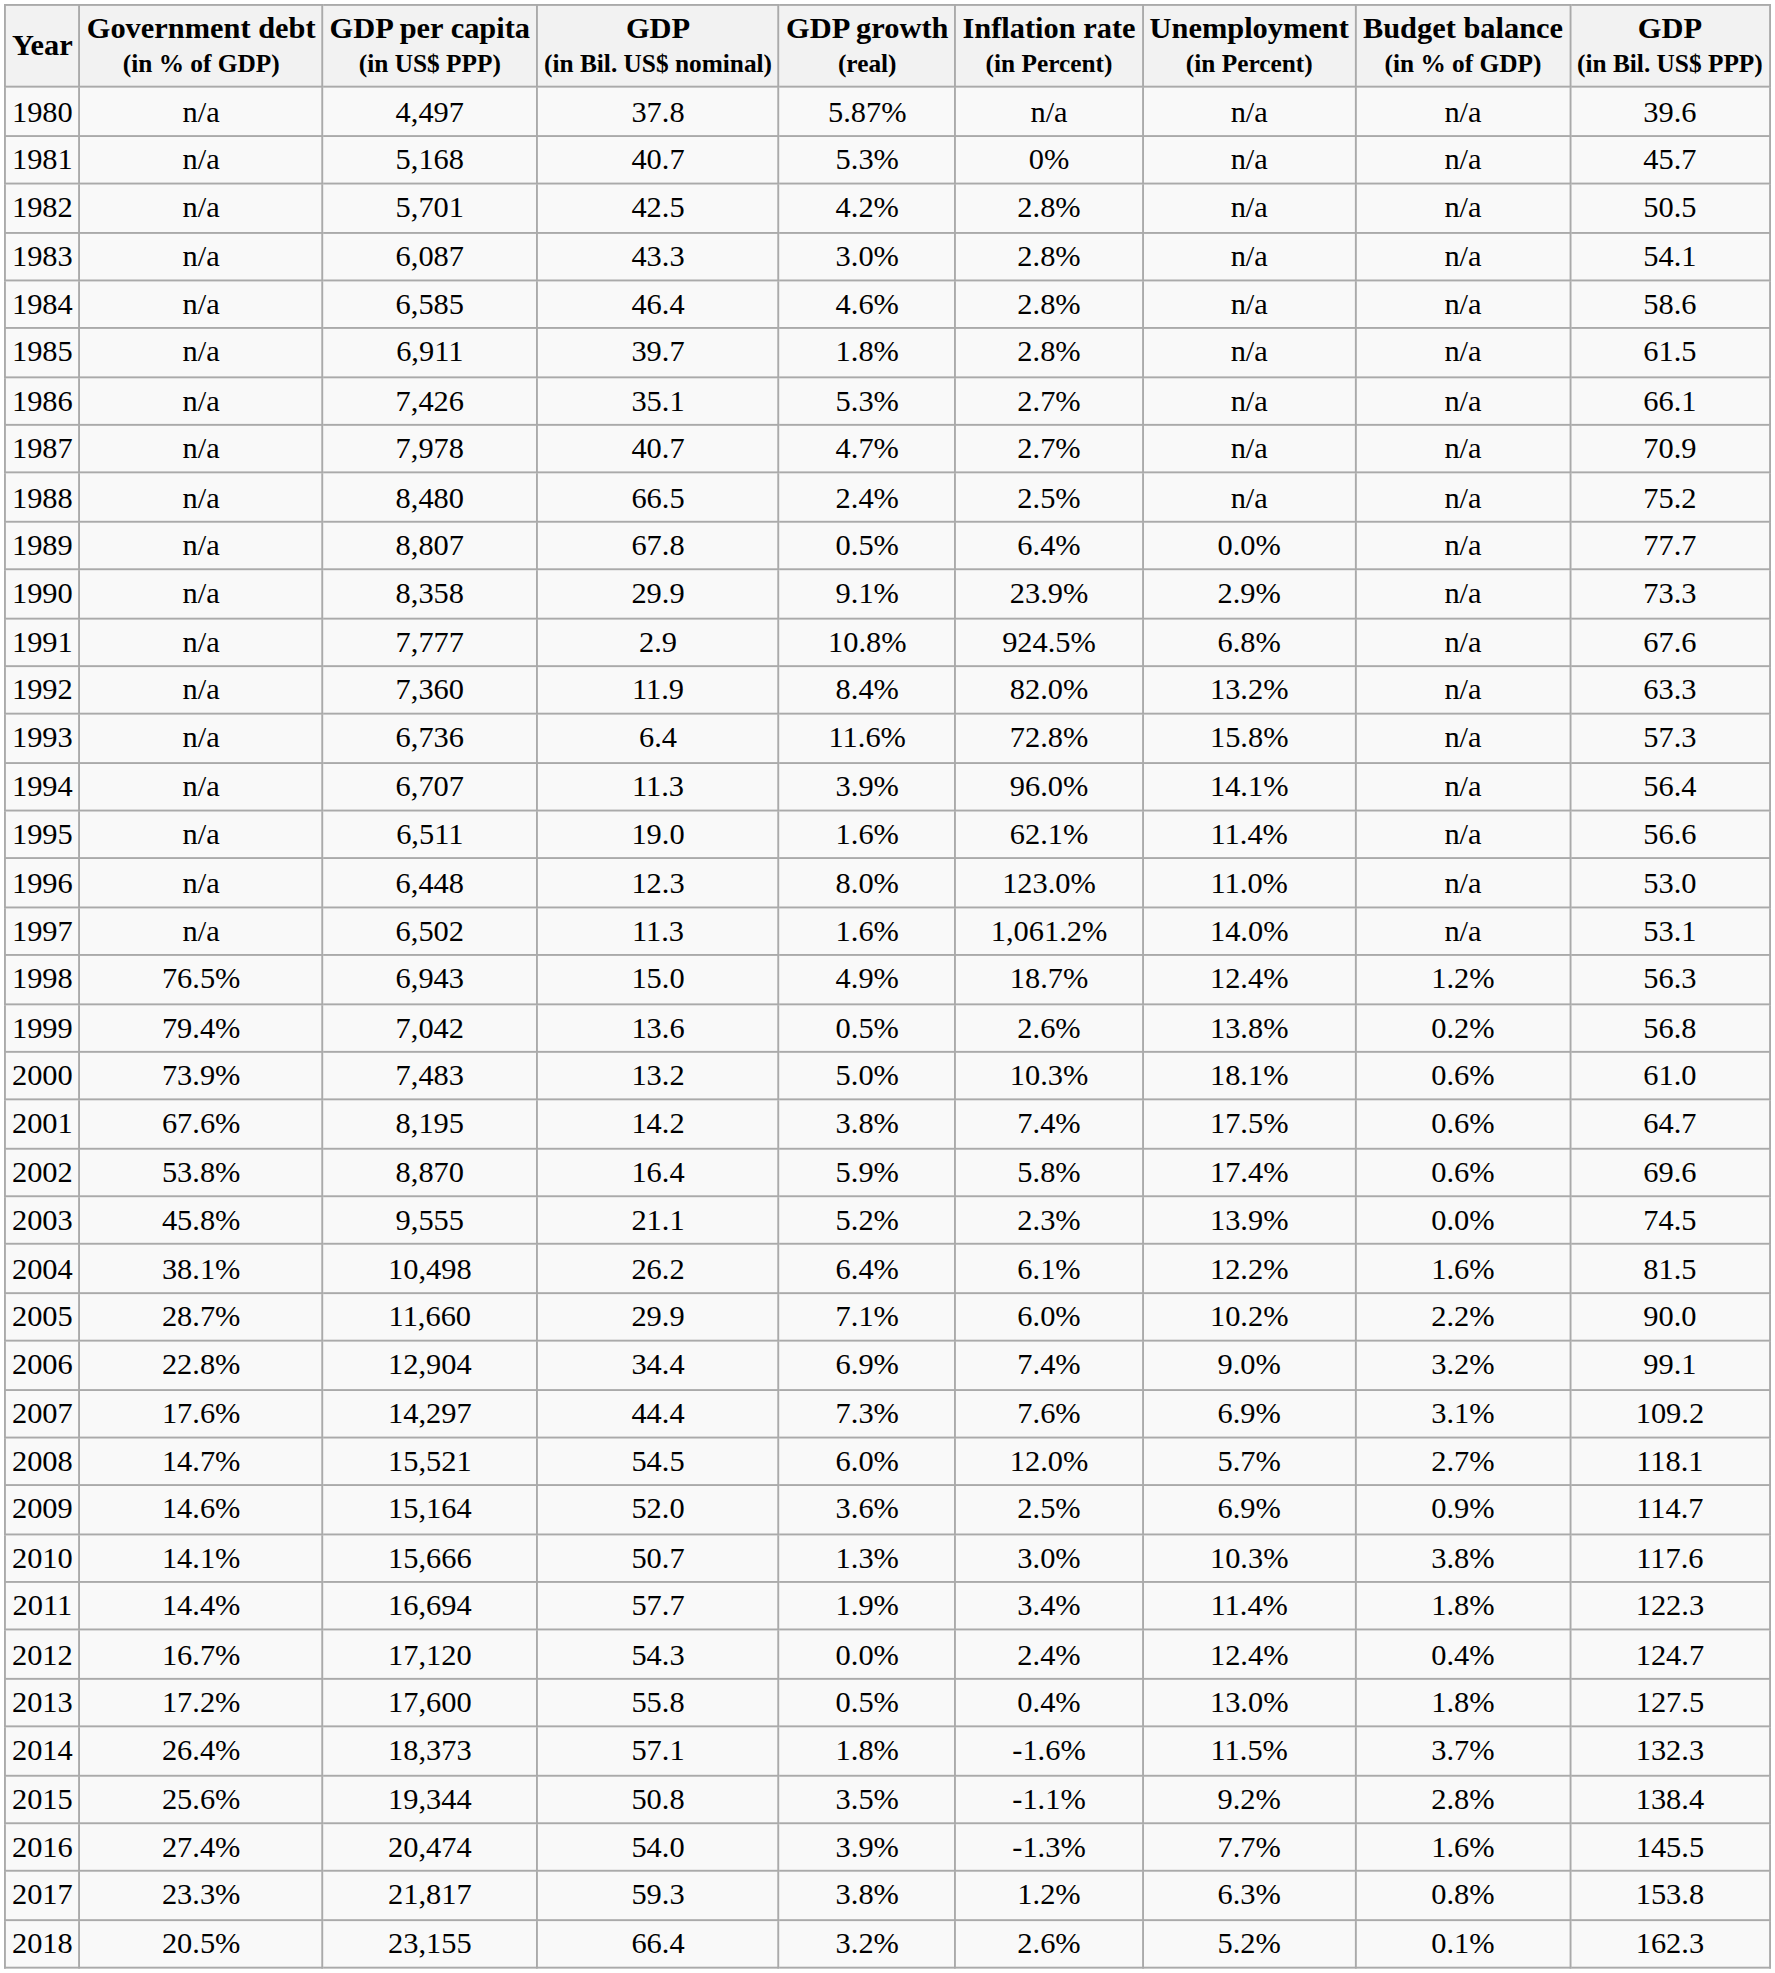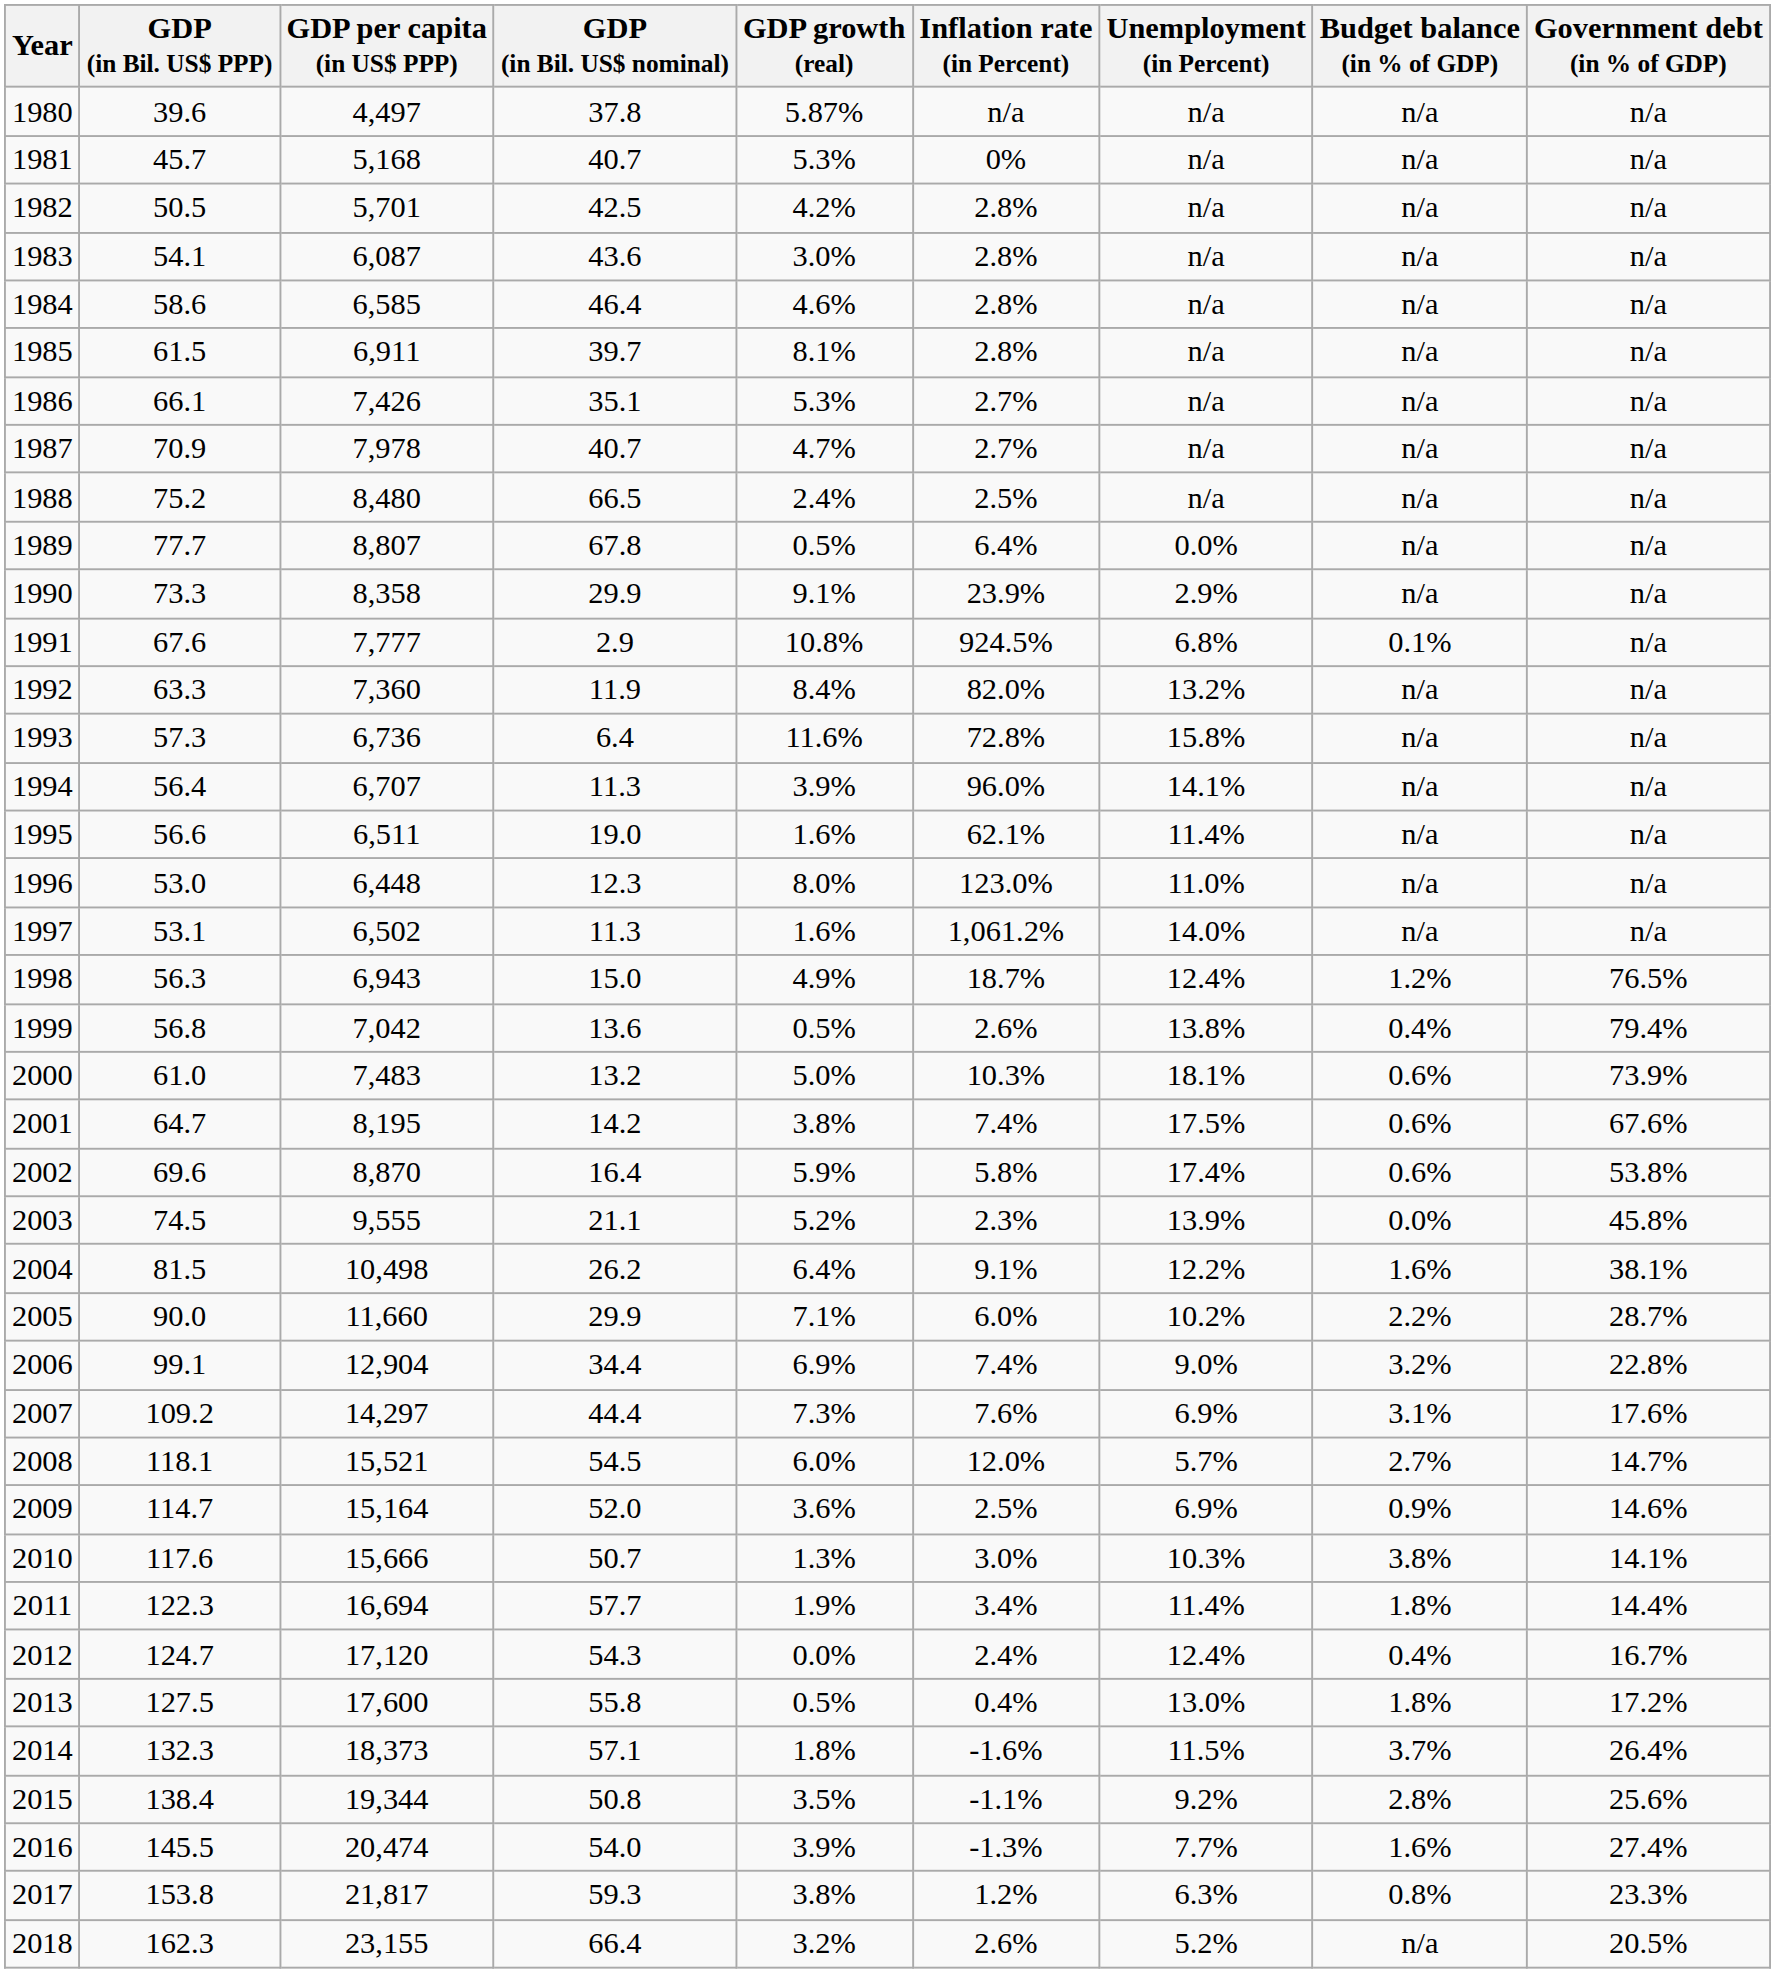columns swapped: (1670, 45) <-> (201, 45)
(658, 255) 43.3 -> (615, 255) 43.6
(867, 352) 1.8% -> (824, 352) 8.1%
(1463, 641) n/a -> (1420, 641) 0.1%
(1463, 1027) 0.2% -> (1420, 1027) 0.4%
(1049, 1268) 6.1% -> (1006, 1268) 9.1%
(1463, 1943) 0.1% -> (1420, 1943) n/a
